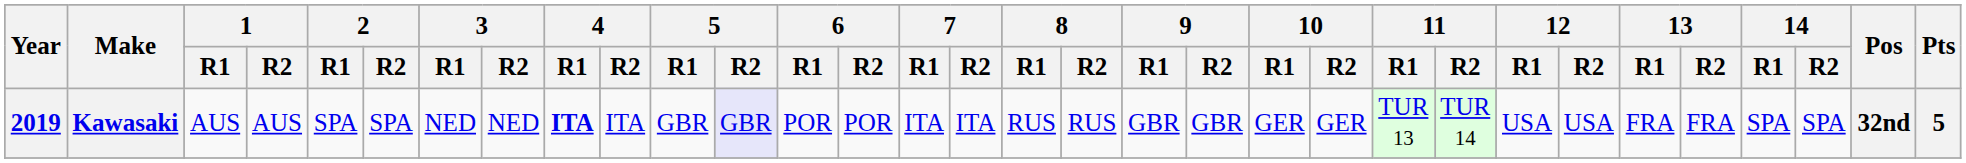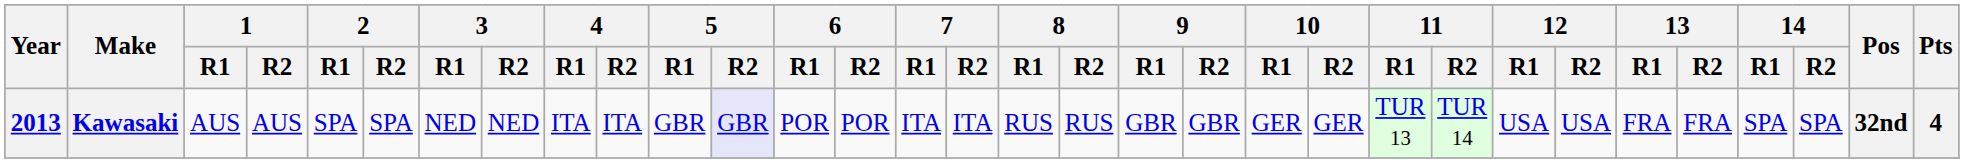(36, 122) 2019 -> (36, 122) 2013
(572, 122) bold -> (571, 122) normal
(1939, 122) 5 -> (1936, 122) 4
